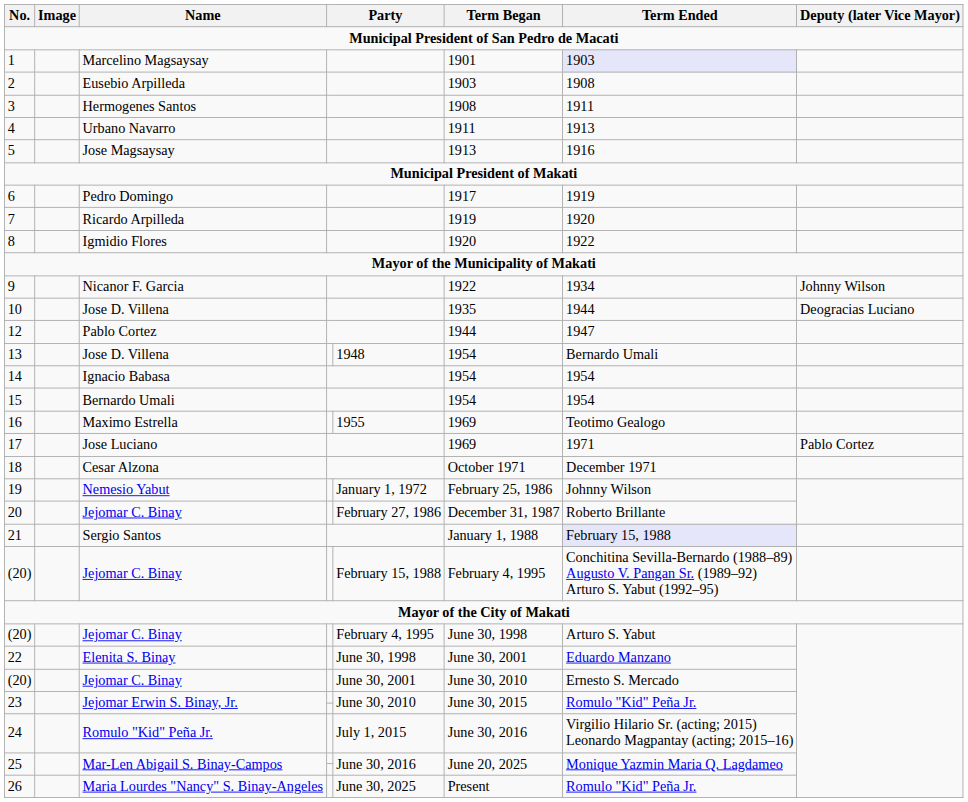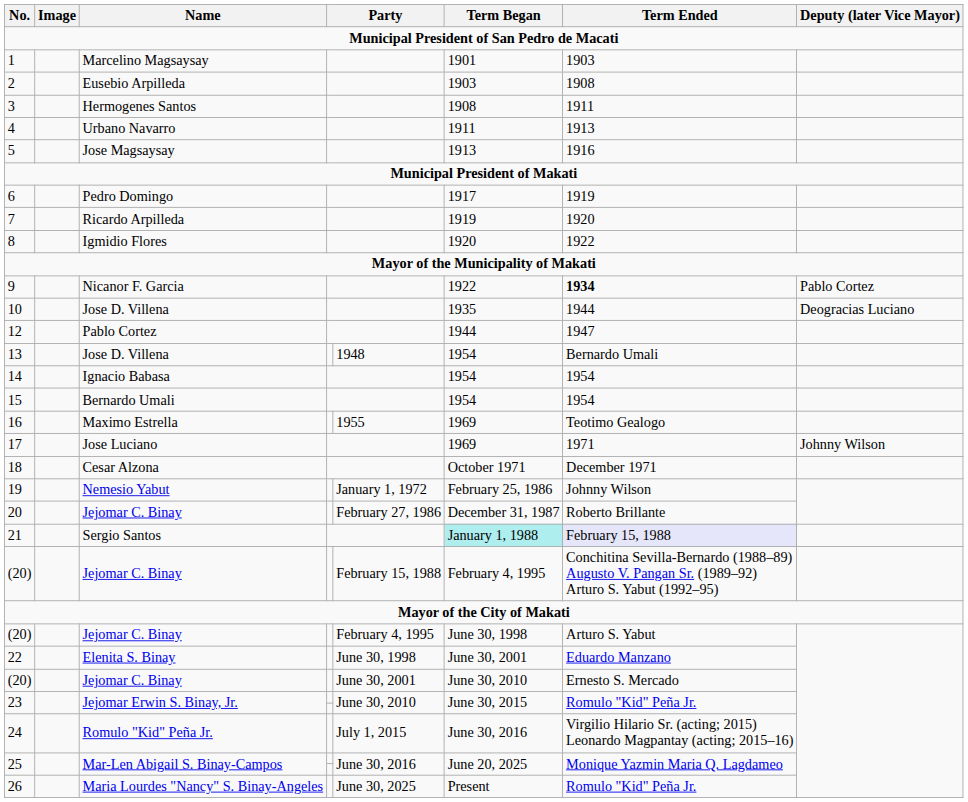(580, 60) lavender background -> (580, 60) no background
(580, 286) normal -> (580, 286) bold
(843, 286) Johnny Wilson -> (837, 286) Pablo Cortez
(837, 444) Pablo Cortez -> (843, 444) Johnny Wilson
(493, 535) no background -> (493, 535) paleturquoise background
